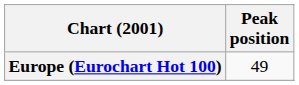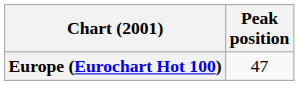(260, 66) 49 -> (260, 66) 47
